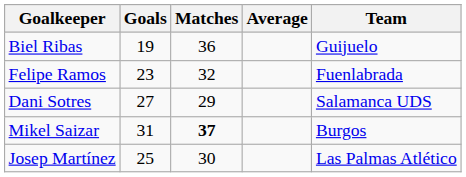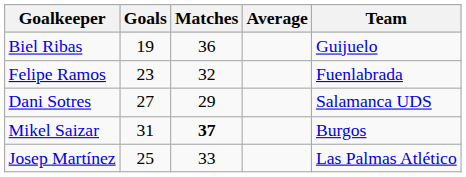(207, 158) 30 -> (207, 158) 33
